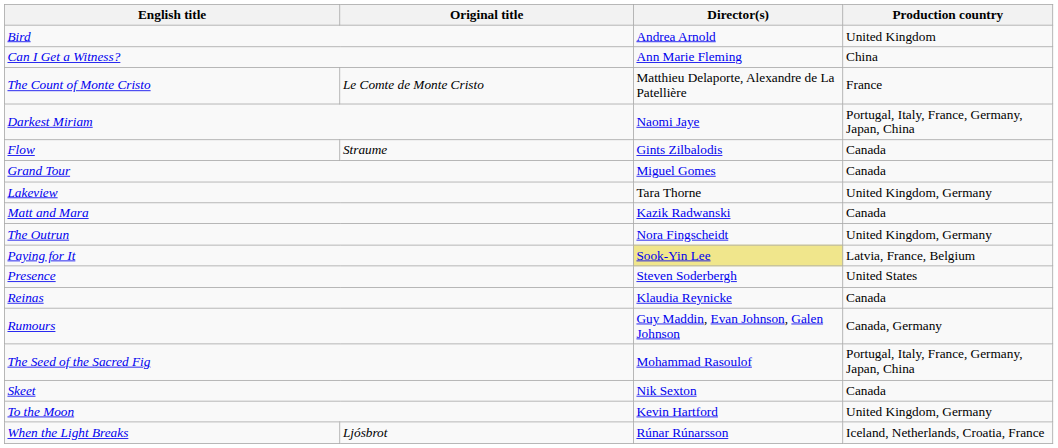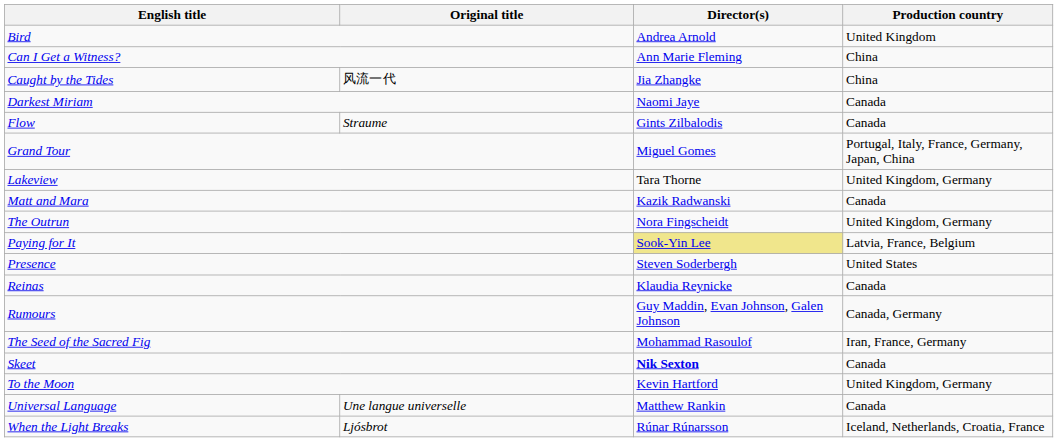+ row: (60, 79)
- row: (79, 85)
(934, 121) Portugal, Italy, France, Germany, Japan, China -> (866, 101) Canada
(866, 171) Canada -> (934, 151) Portugal, Italy, France, Germany, Japan, China
(934, 362) Portugal, Italy, France, Germany, Japan, China -> (906, 342) Iran, France, Germany
(667, 390) normal -> (668, 363) bold
+ row: (62, 405)
